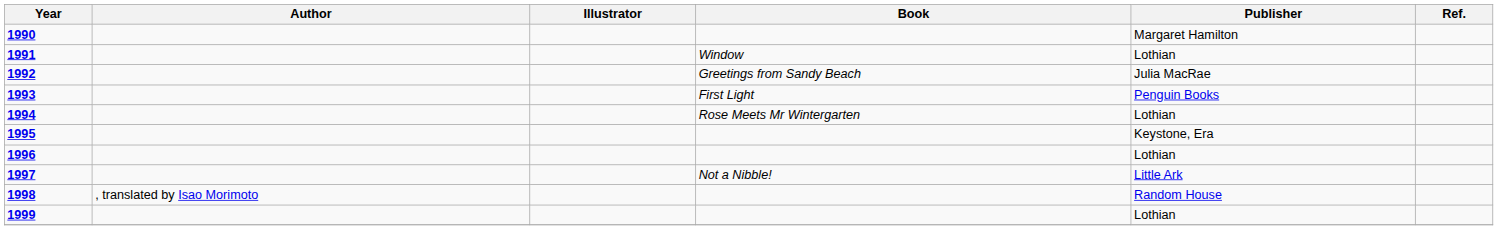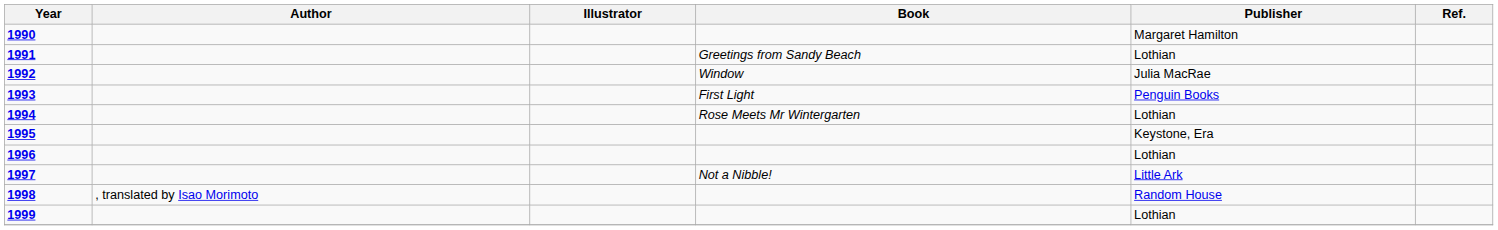(721, 54) Window -> (780, 54) Greetings from Sandy Beach
(780, 74) Greetings from Sandy Beach -> (721, 74) Window
